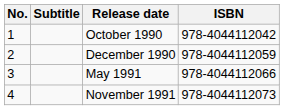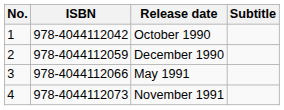columns swapped: (57, 14) <-> (229, 14)
